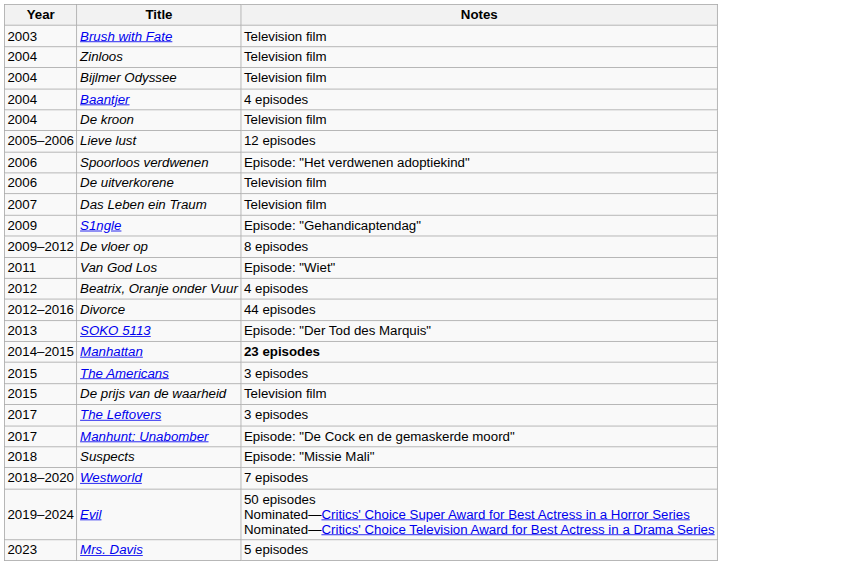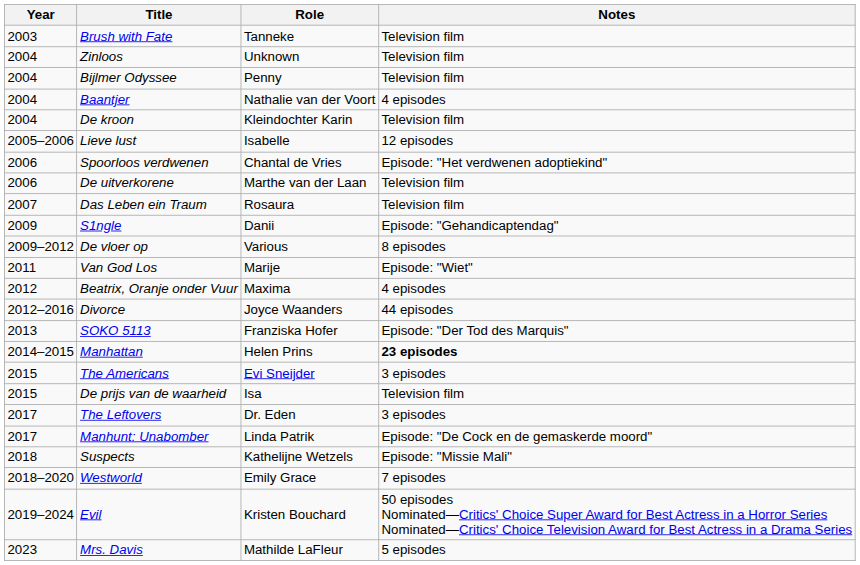+ column: (310, 15)
